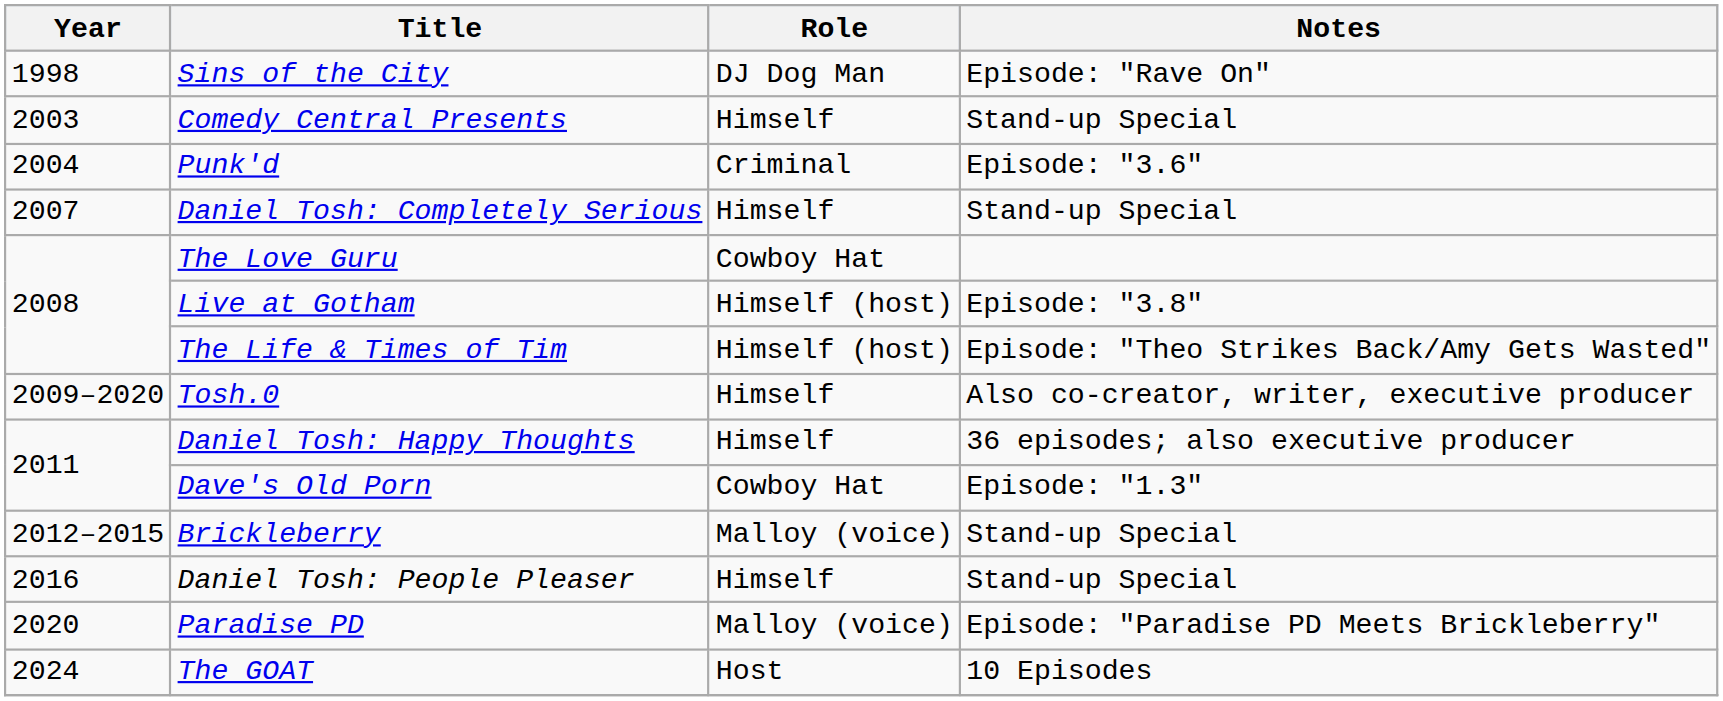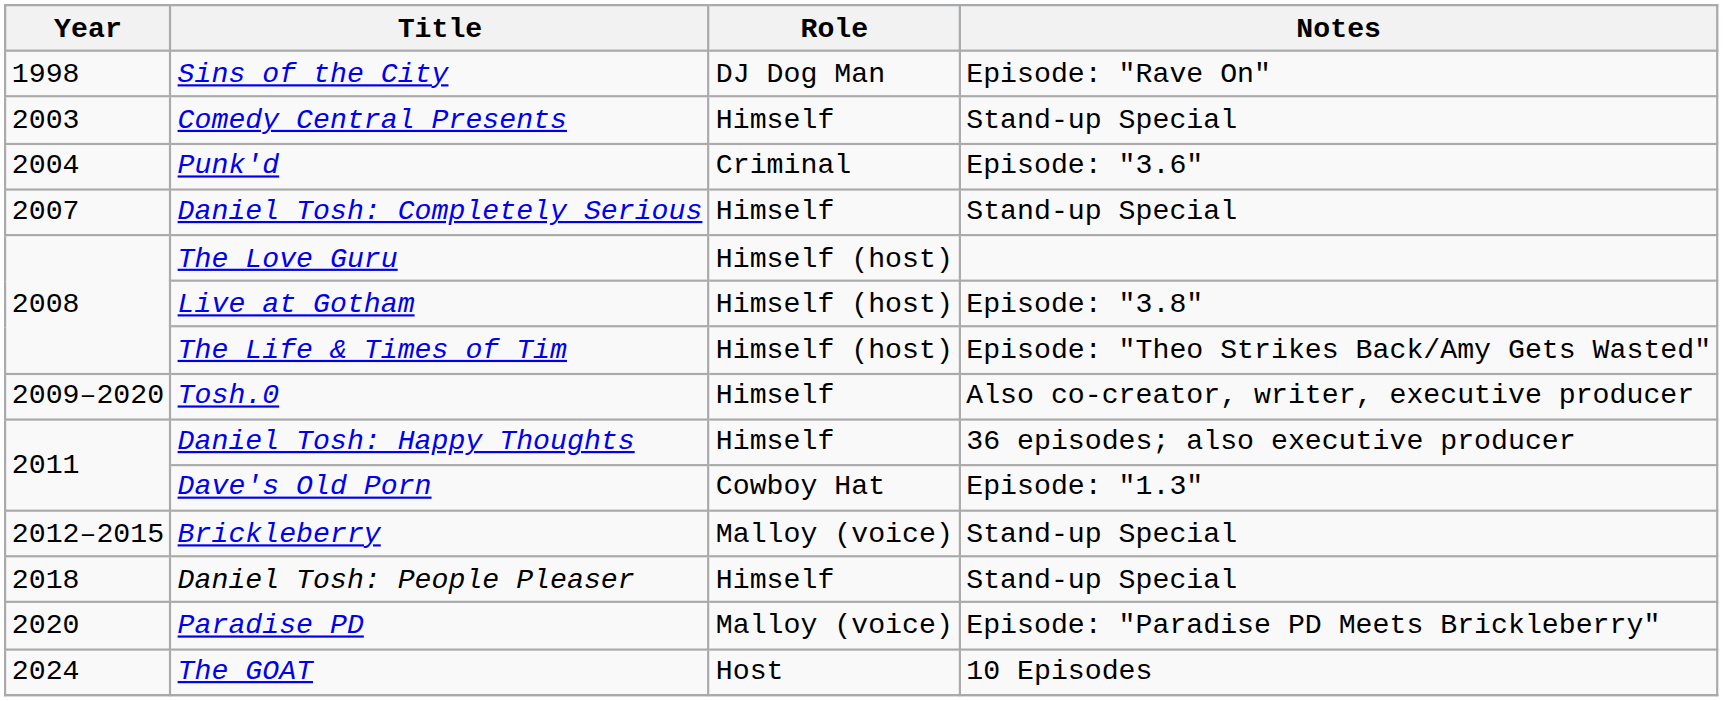(800, 258) Cowboy Hat -> (834, 258) Himself (host)
(46, 580) 2016 -> (46, 580) 2018
